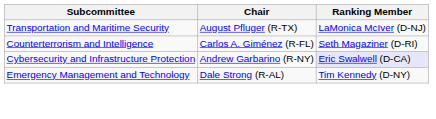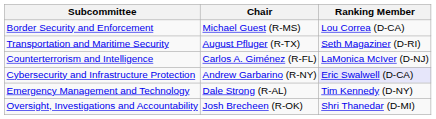+ row: (80, 28)
(372, 28) LaMonica McIver (D-NJ) -> (371, 43) Seth Magaziner (D-RI)
(368, 43) Seth Magaziner (D-RI) -> (375, 59) LaMonica McIver (D-NJ)
+ row: (102, 106)
